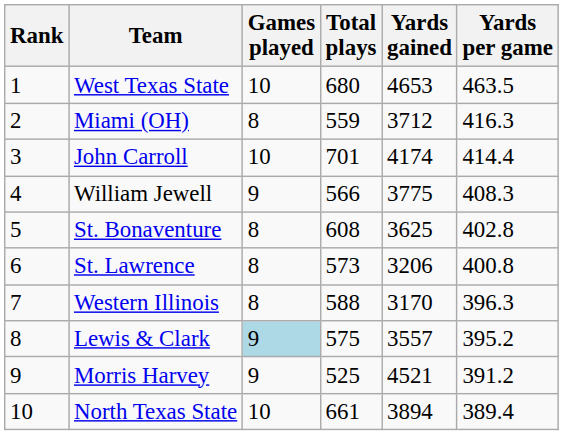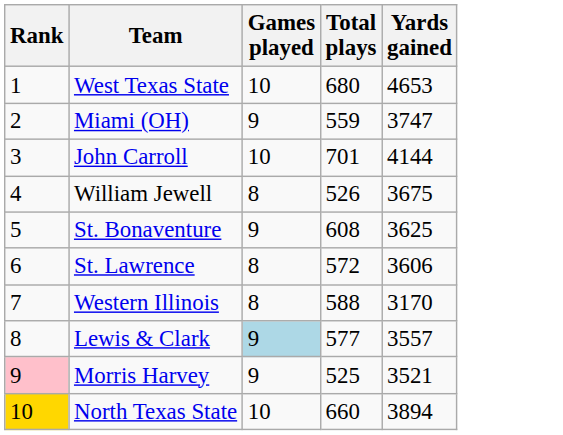- column: (508, 35)
(253, 120) 8 -> (253, 120) 9
(410, 120) 3712 -> (410, 120) 3747
(410, 157) 4174 -> (410, 157) 4144
(253, 193) 9 -> (253, 193) 8
(343, 193) 566 -> (343, 193) 526
(410, 193) 3775 -> (410, 193) 3675
(253, 229) 8 -> (253, 229) 9
(343, 266) 573 -> (343, 266) 572
(410, 266) 3206 -> (410, 266) 3606
(343, 338) 575 -> (343, 338) 577
(16, 374) no background -> (16, 374) pink background
(410, 374) 4521 -> (410, 374) 3521
(21, 411) no background -> (21, 411) gold background
(343, 411) 661 -> (343, 411) 660
